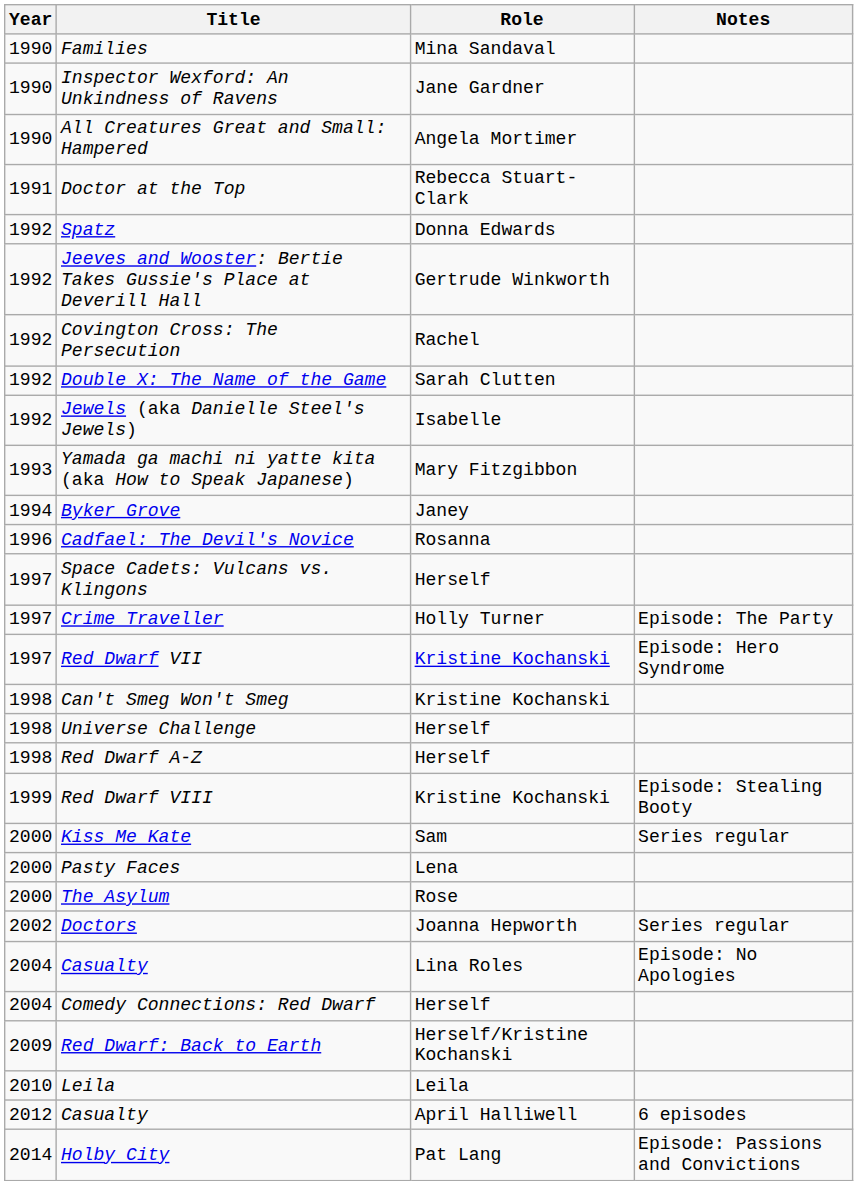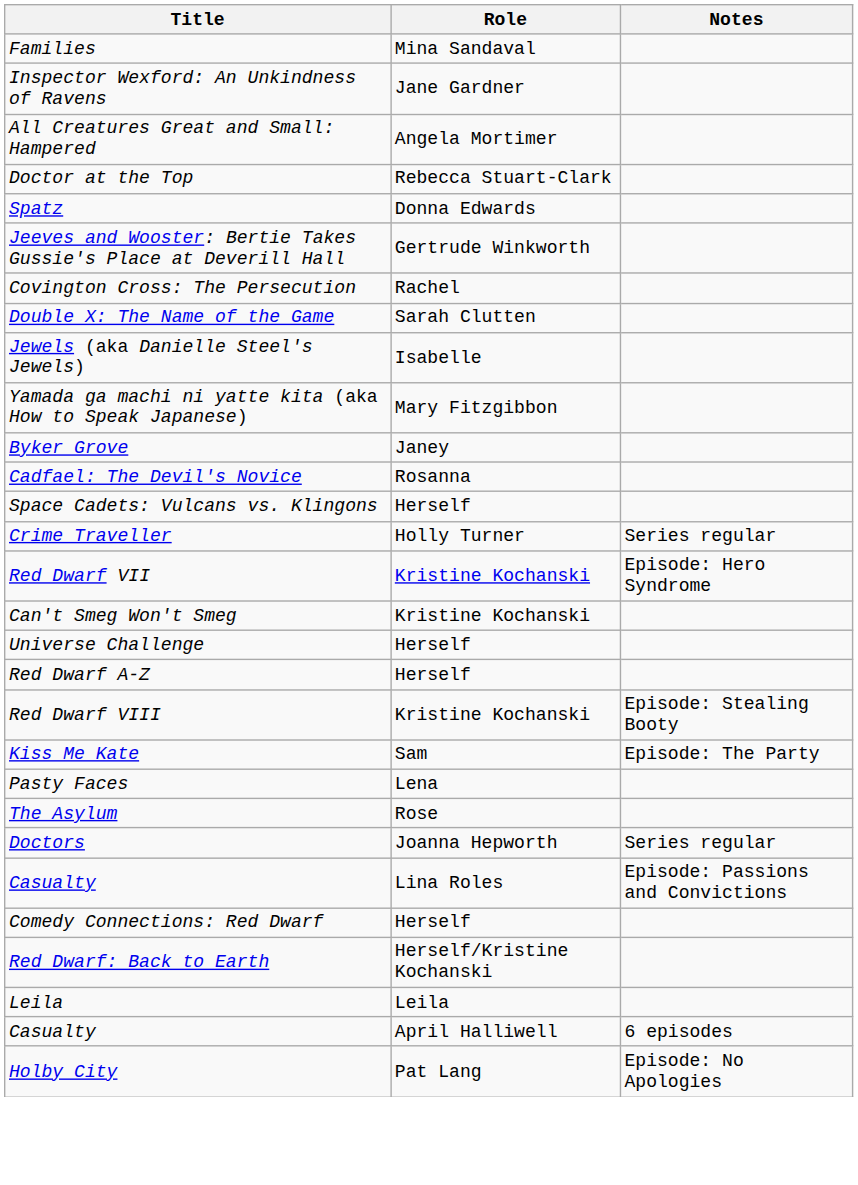- column: (31, 19)
(736, 619) Episode: The Party -> (700, 536) Series regular
(714, 838) Series regular -> (722, 754) Episode: The Party
(698, 966) Episode: No Apologies -> (717, 883) Episode: Passions and Convictions
(730, 1155) Episode: Passions and Convictions -> (684, 1072) Episode: No Apologies
